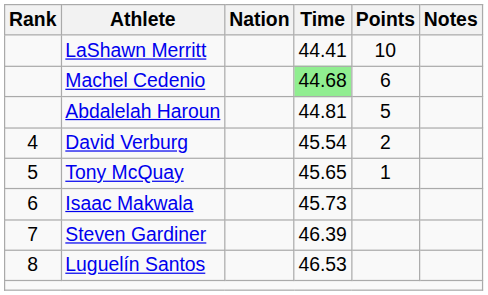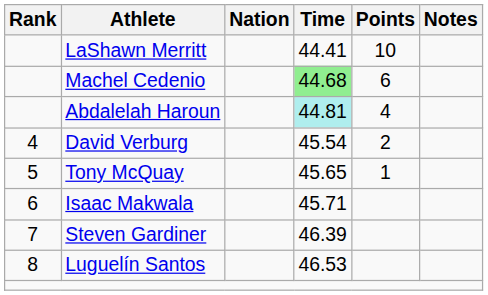(323, 111) no background -> (323, 111) paleturquoise background
(385, 111) 5 -> (385, 111) 4
(323, 204) 45.73 -> (323, 204) 45.71
